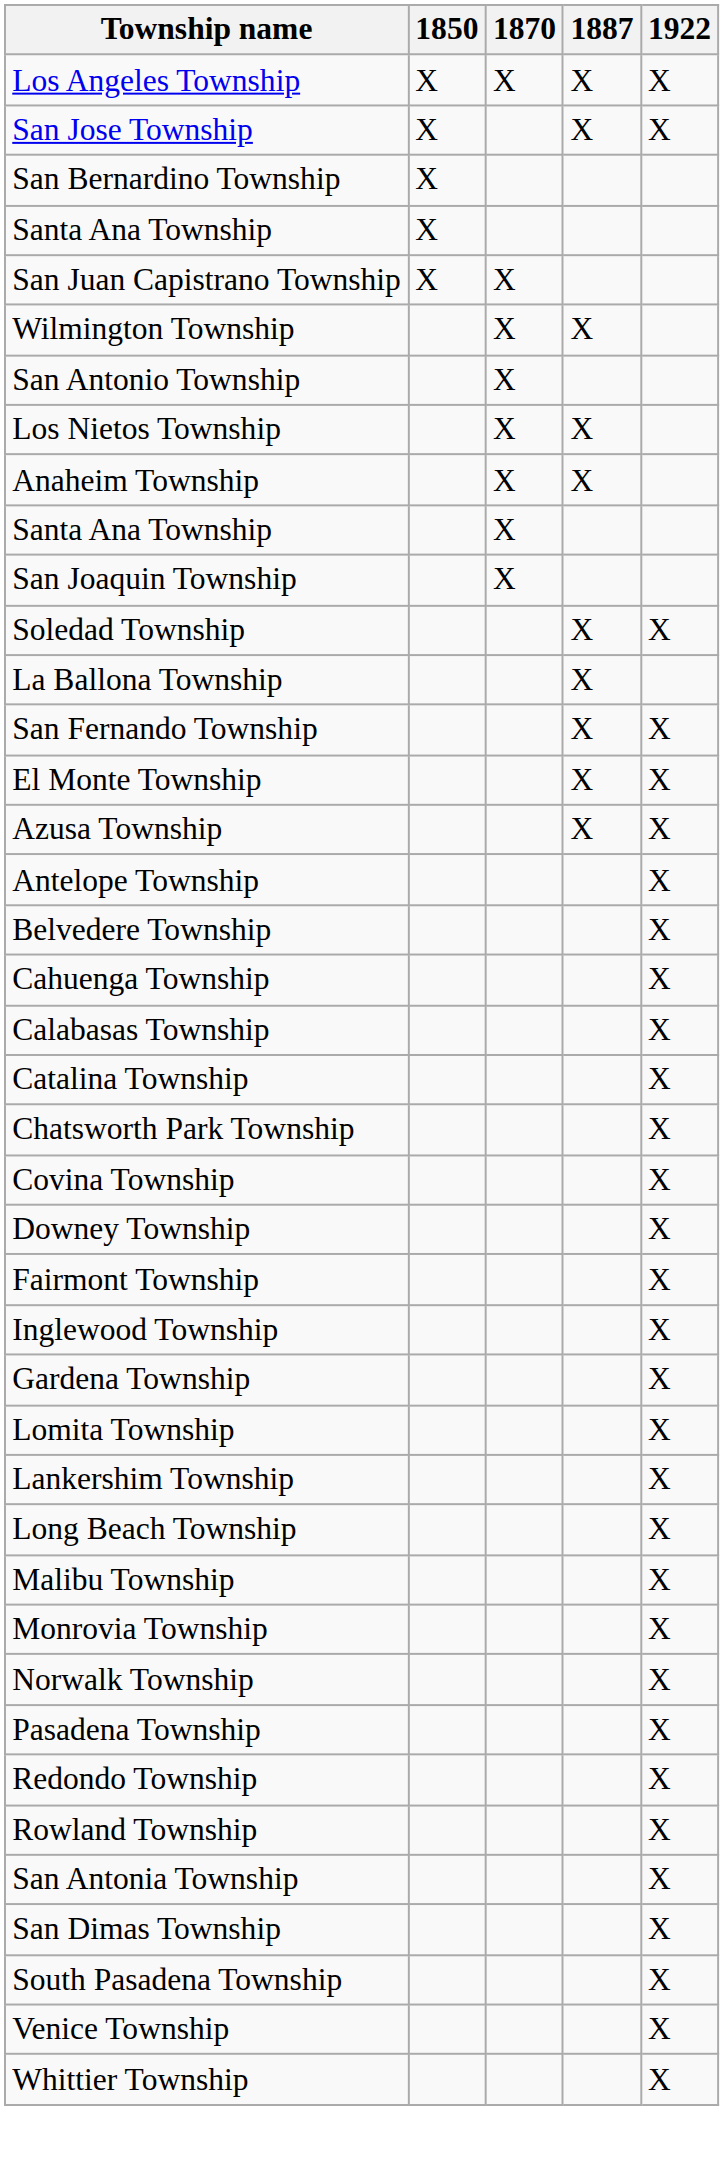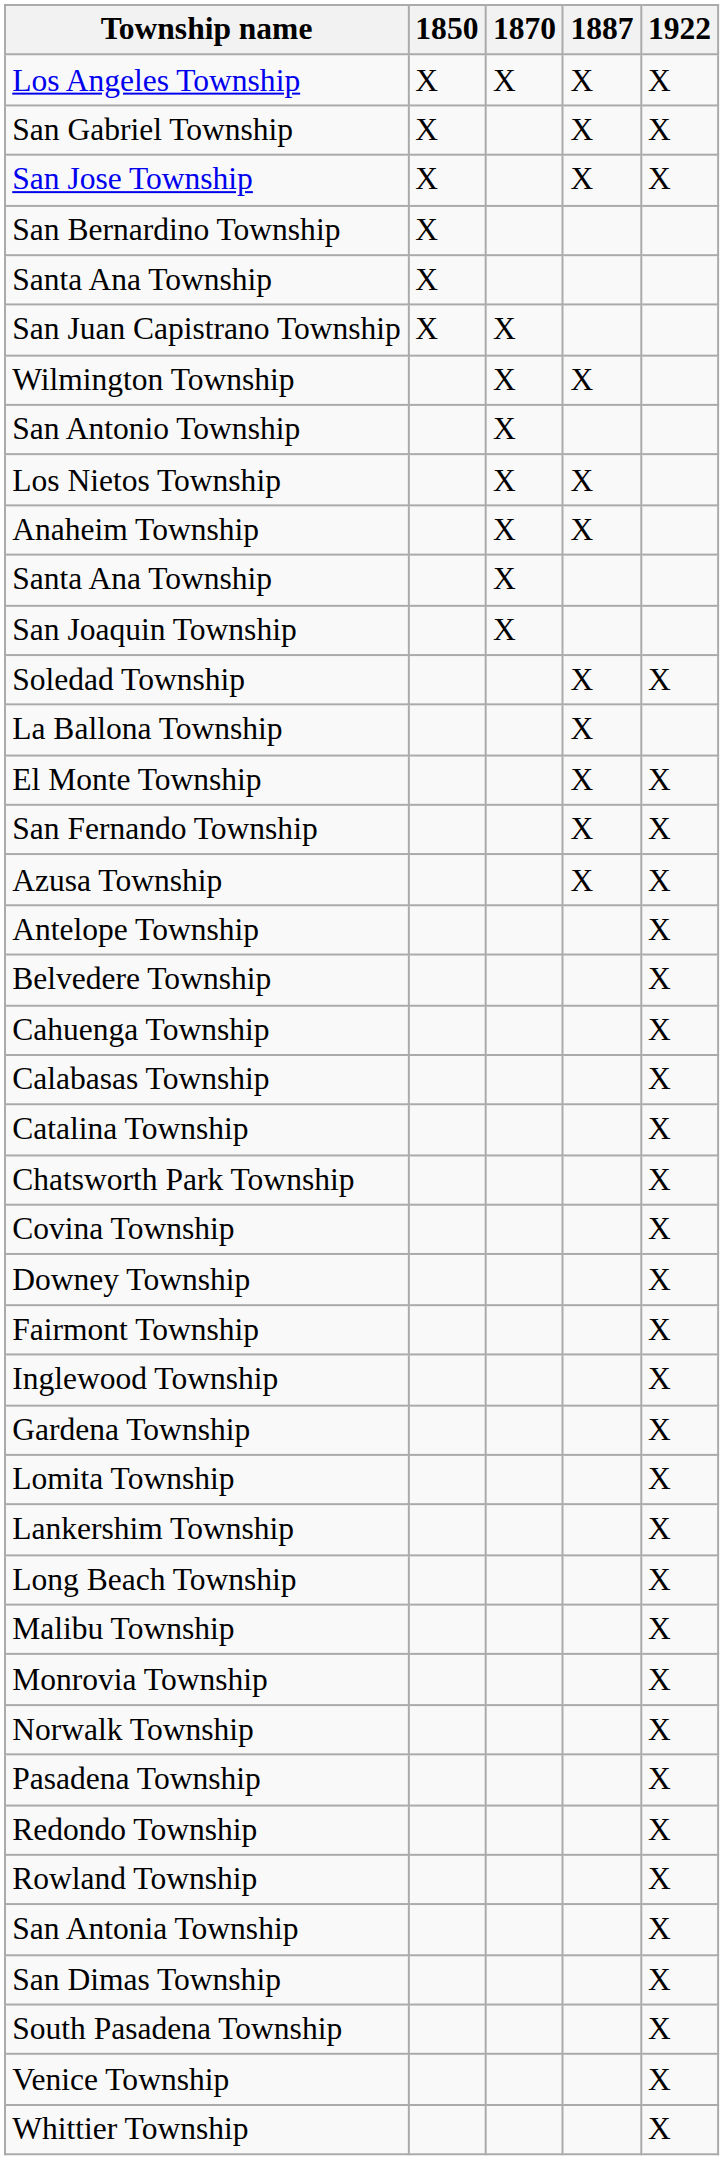+ row: (153, 129)
rows swapped: (165, 729) <-> (137, 779)
